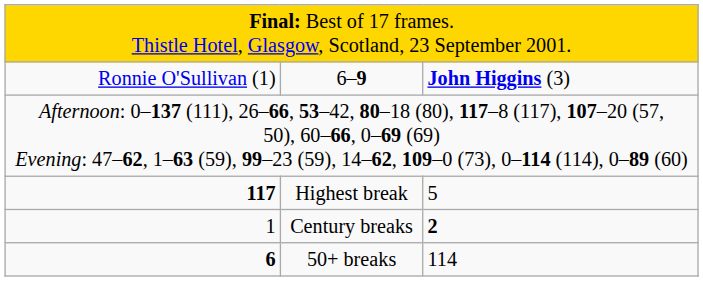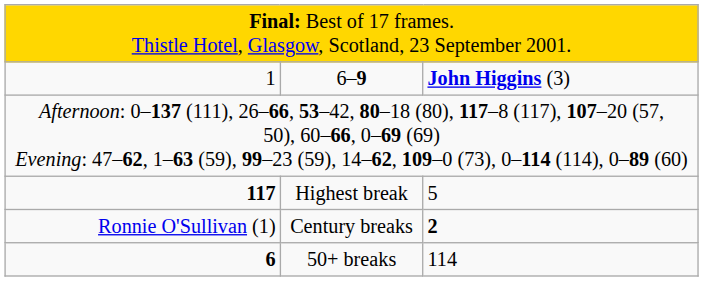(187, 78) Ronnie O'Sullivan (1) -> (271, 78) 1
(271, 226) 1 -> (187, 226) Ronnie O'Sullivan (1)
